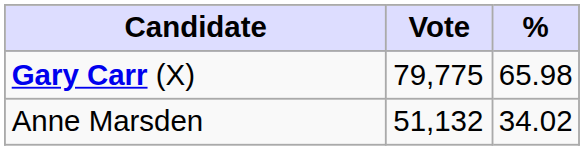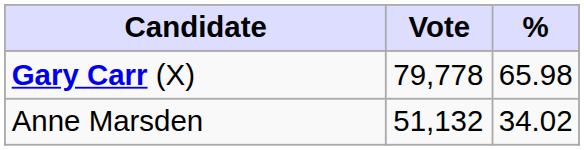(438, 74) 79,775 -> (438, 74) 79,778
